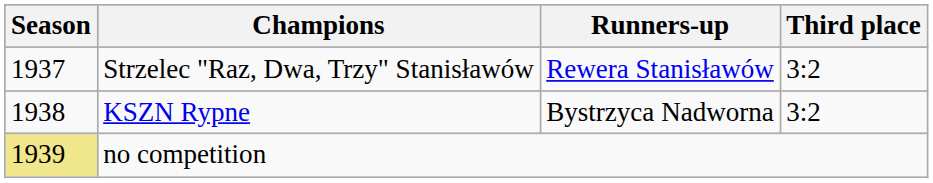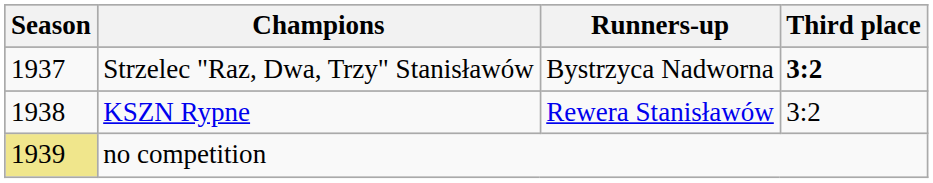(660, 68) Rewera Stanisławów -> (660, 68) Bystrzyca Nadworna
(804, 68) normal -> (804, 68) bold
(660, 111) Bystrzyca Nadworna -> (660, 111) Rewera Stanisławów
